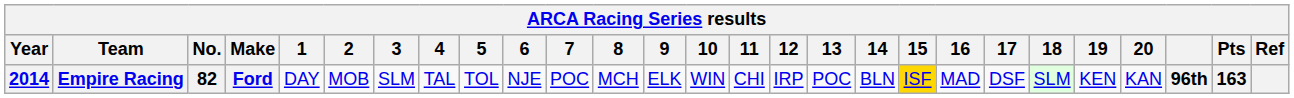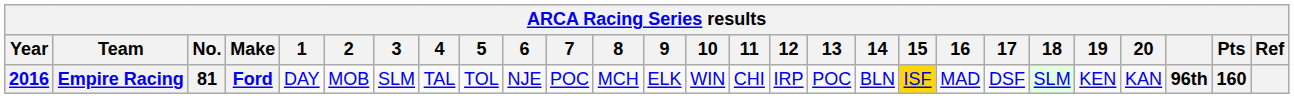(29, 79) 2014 -> (29, 79) 2016
(207, 79) 82 -> (207, 79) 81
(1231, 79) 163 -> (1231, 79) 160
